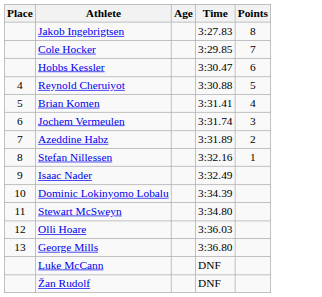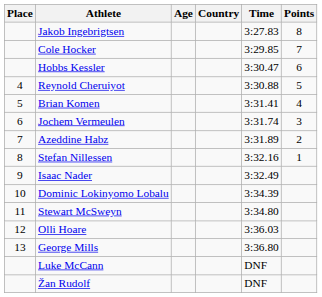+ column: (219, 13)
